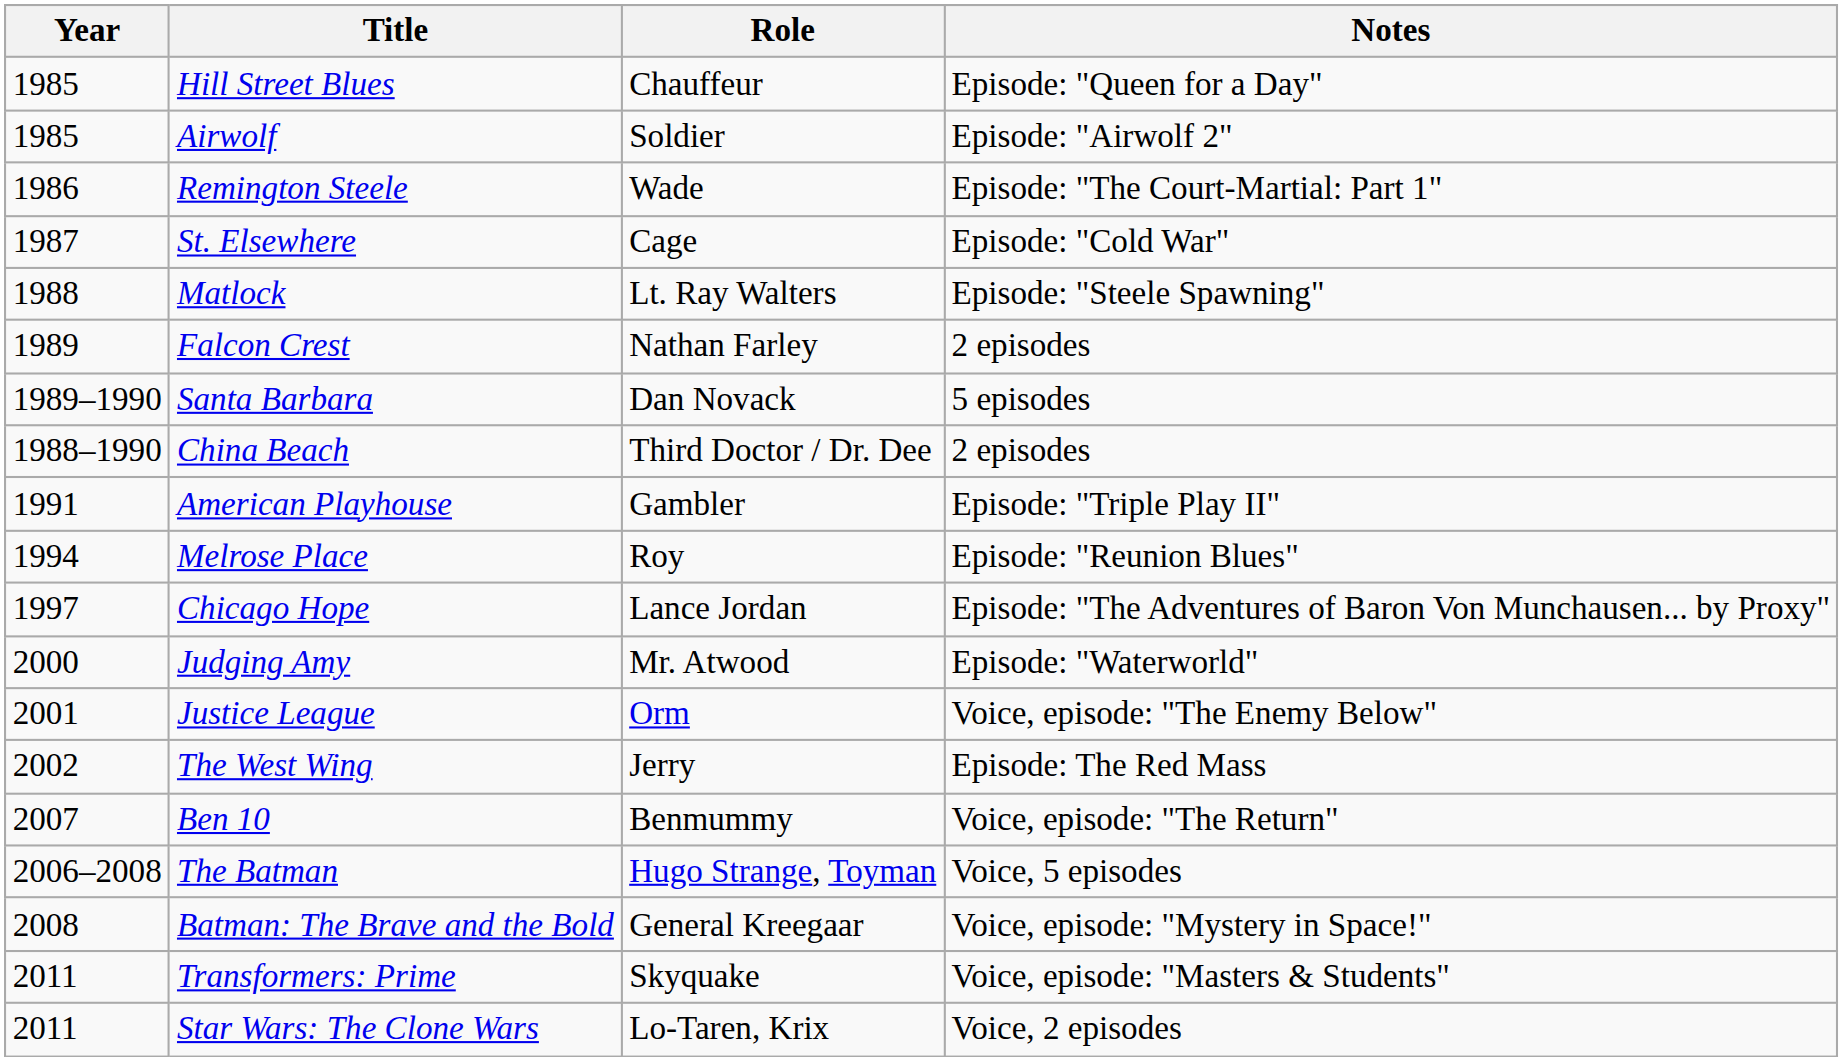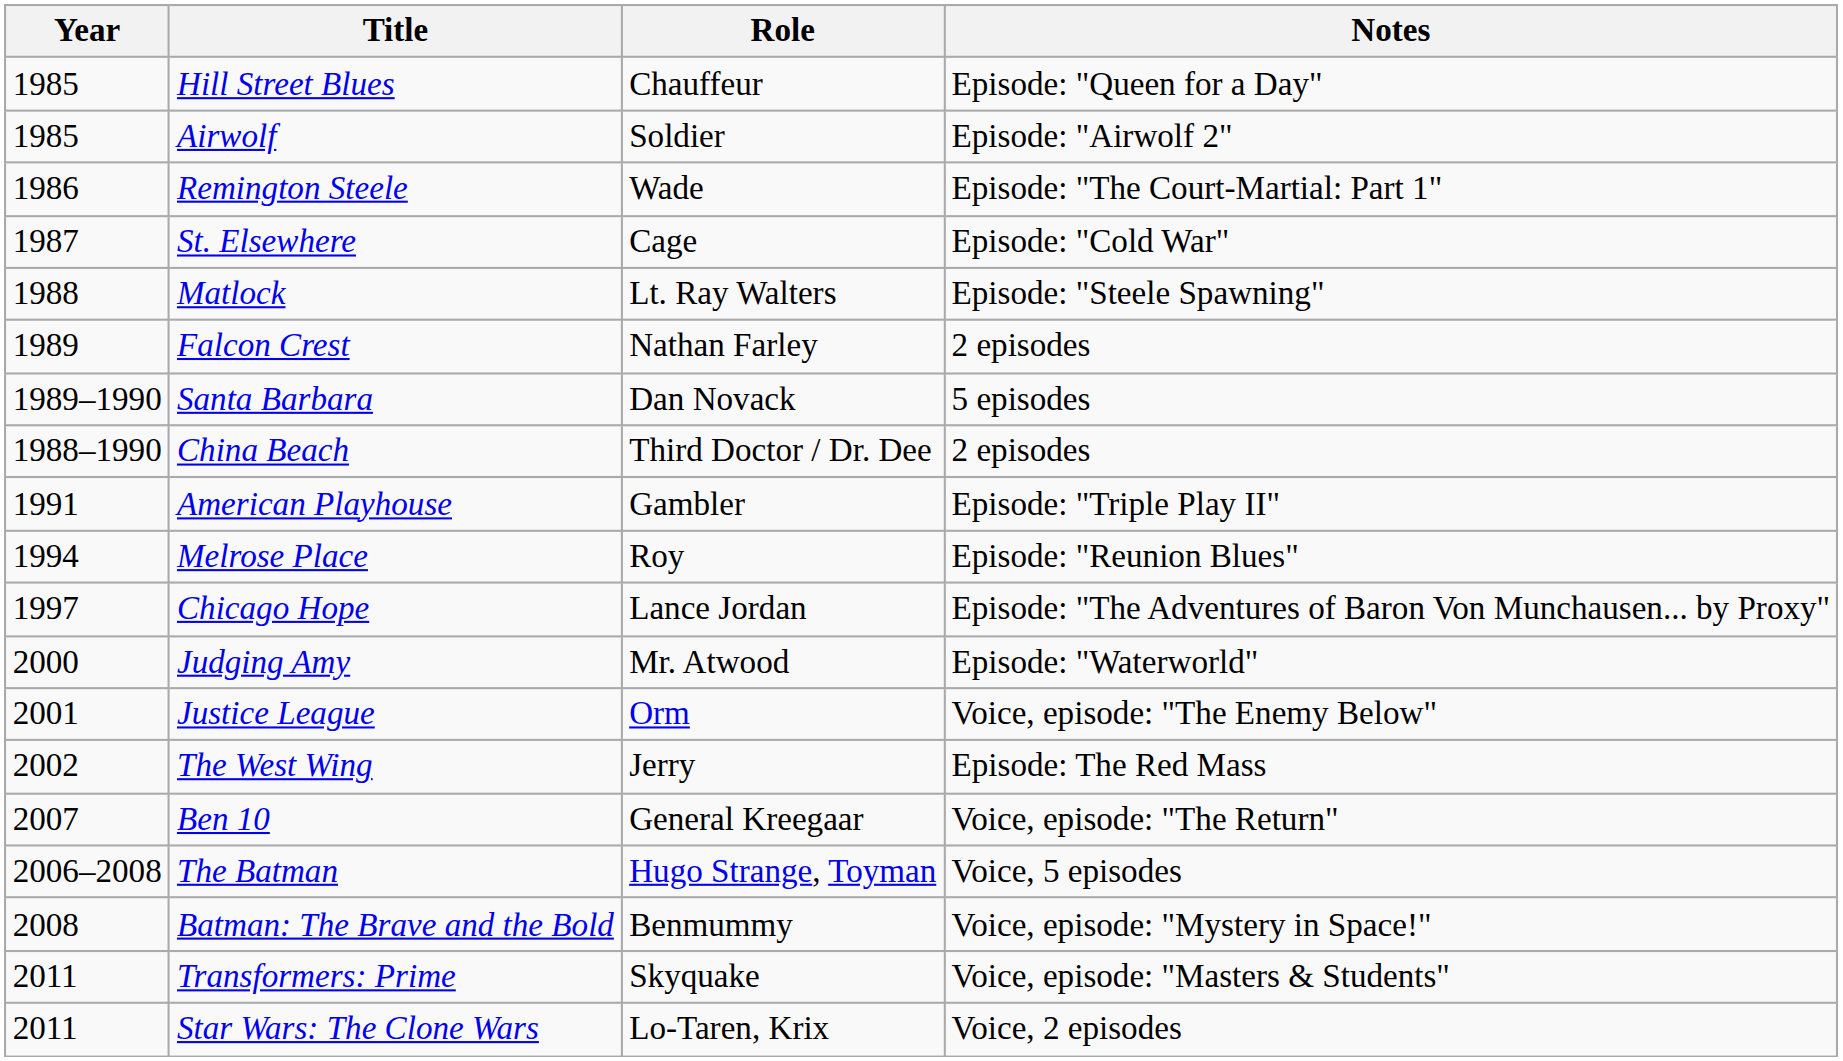(711, 818) Benmummy -> (746, 818) General Kreegaar
(746, 923) General Kreegaar -> (711, 923) Benmummy
